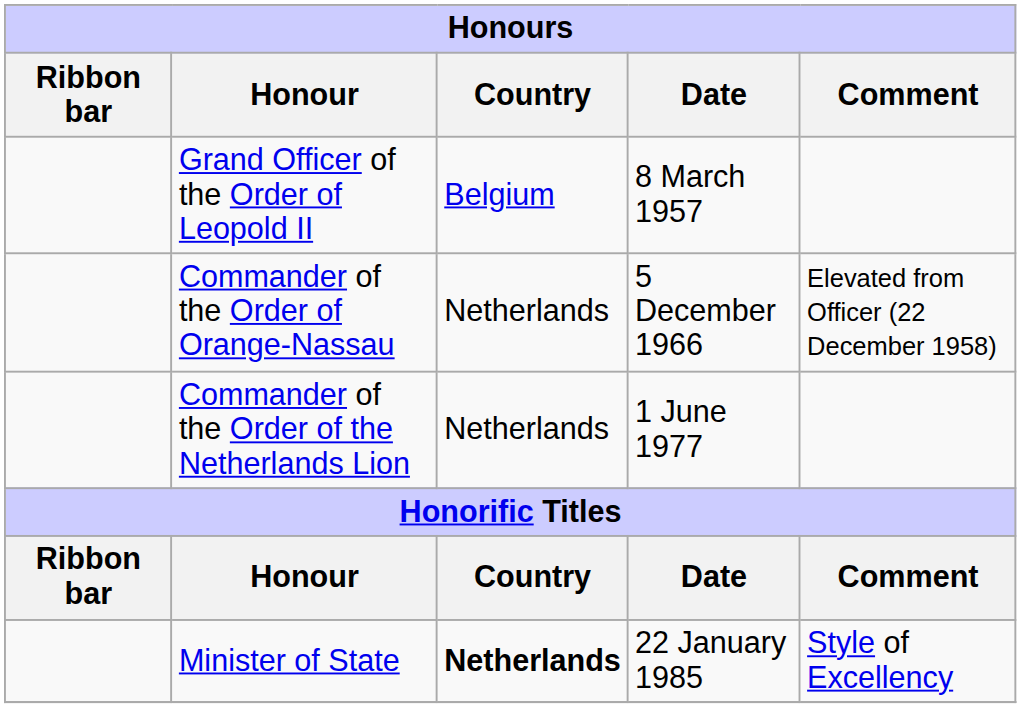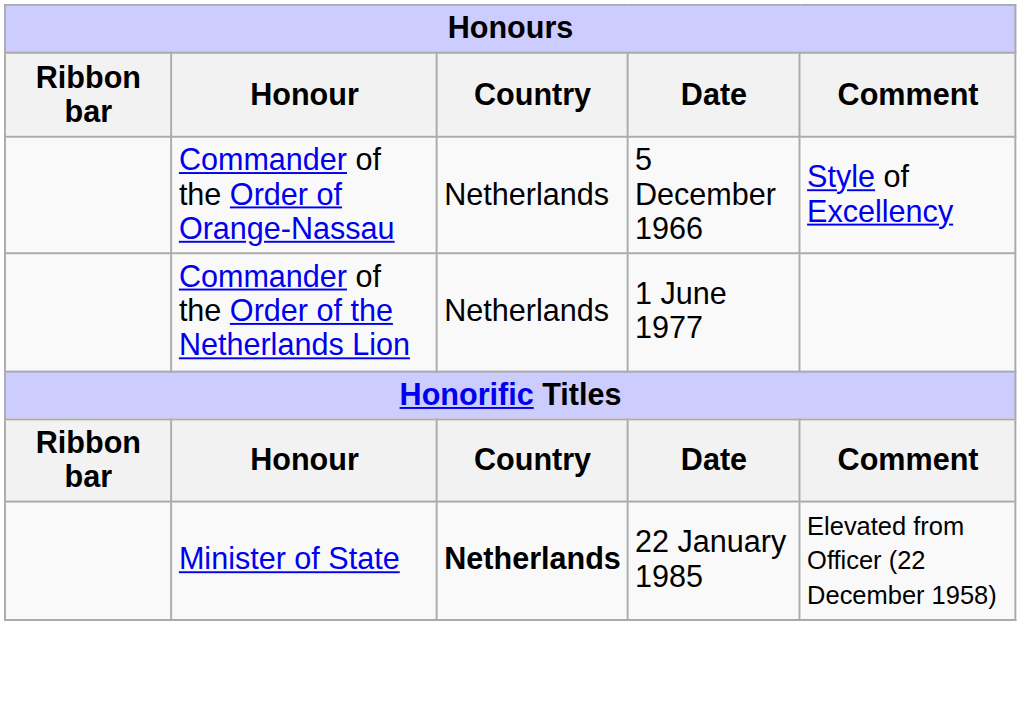- row: (287, 194)
(902, 313) Elevated from Officer (22 December 1958) -> (880, 194) Style of Excellency
(880, 660) Style of Excellency -> (902, 562) Elevated from Officer (22 December 1958)
